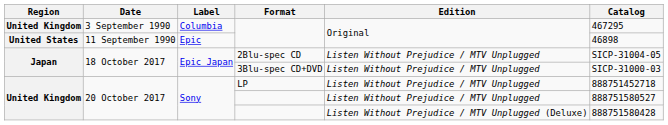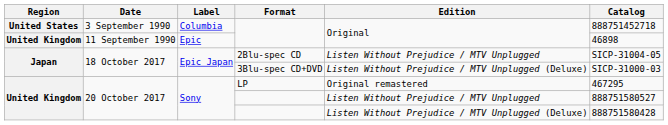(44, 26) United Kingdom -> (44, 26) United States
(608, 26) 467295 -> (624, 26) 888751452718
(44, 40) United States -> (44, 40) United Kingdom
(433, 69) Listen Without Prejudice / MTV Unplugged -> (457, 69) Listen Without Prejudice / MTV Unplugged (Deluxe)
(433, 84) Listen Without Prejudice / MTV Unplugged -> (377, 84) Original remastered
(624, 84) 888751452718 -> (608, 84) 467295
